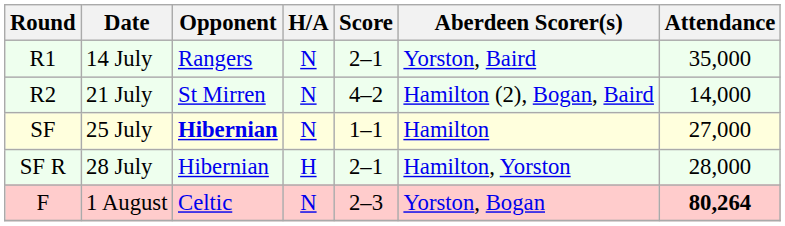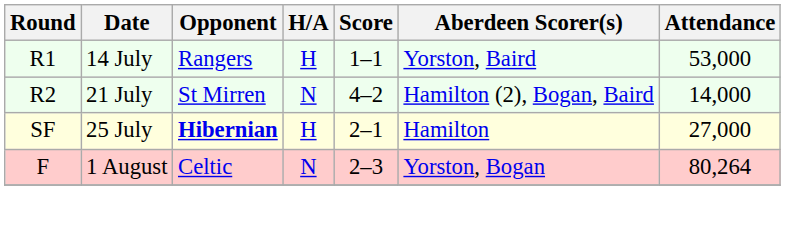(308, 58) N -> (308, 58) H
(366, 58) 2–1 -> (366, 58) 1–1
(720, 58) 35,000 -> (720, 58) 53,000
(308, 130) N -> (308, 130) H
(366, 130) 1–1 -> (366, 130) 2–1
- row: (119, 166)
(720, 202) bold -> (720, 166) normal
